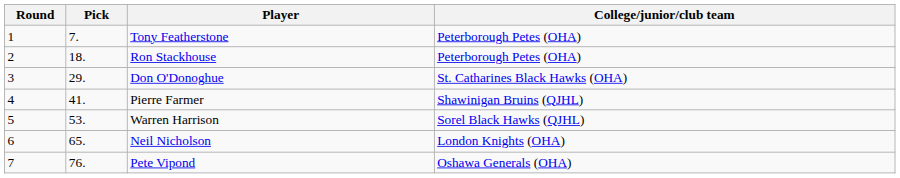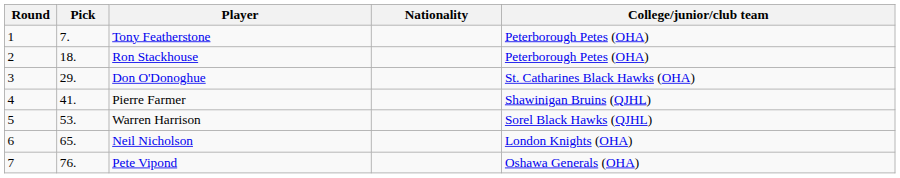+ column: (436, 15)
